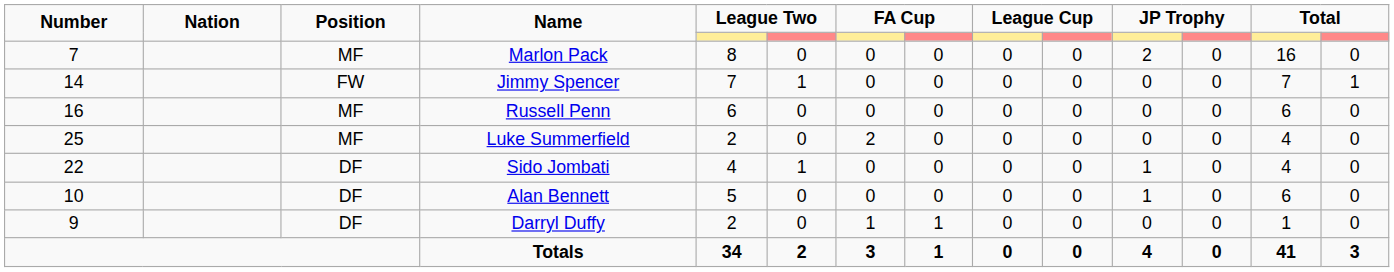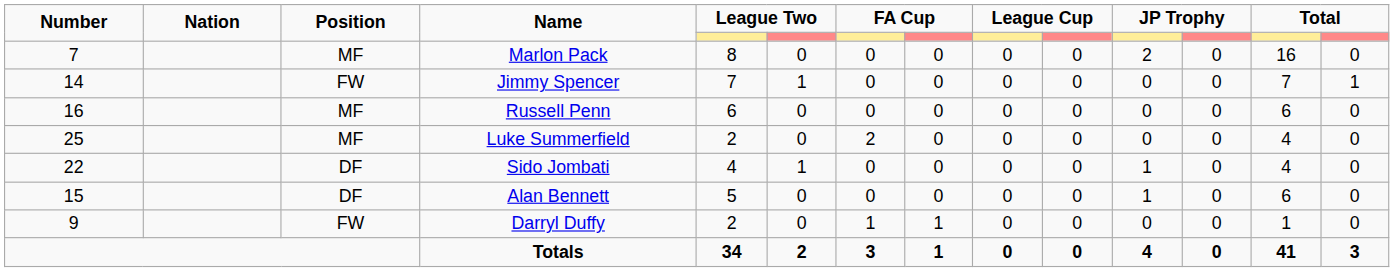(74, 195) 10 -> (74, 195) 15
(351, 223) DF -> (351, 223) FW
